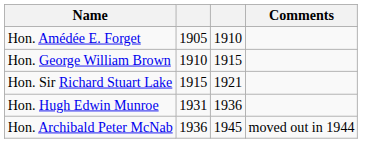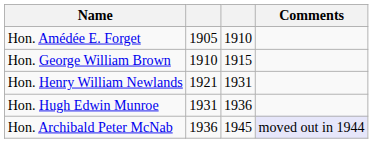- row: (90, 82)
+ row: (95, 82)
(301, 127) no background -> (312, 127) lavender background
